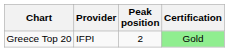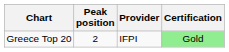columns swapped: (96, 17) <-> (140, 17)
